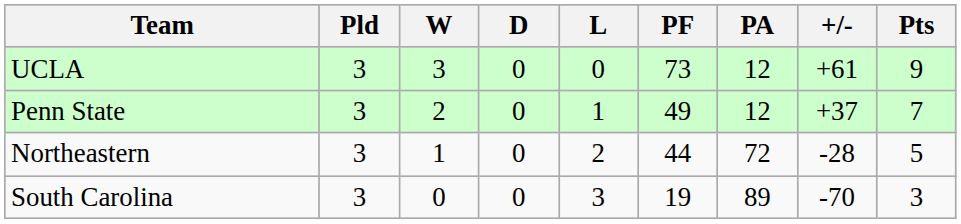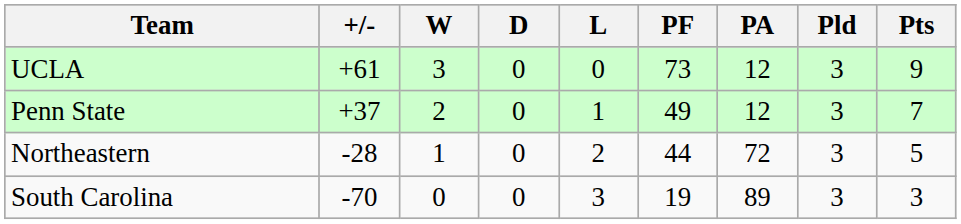columns swapped: (359, 25) <-> (837, 25)
